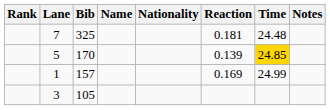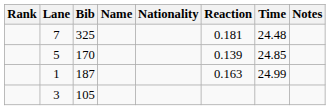(272, 54) gold background -> (272, 54) no background
(85, 74) 157 -> (85, 74) 187
(228, 74) 0.169 -> (228, 74) 0.163
